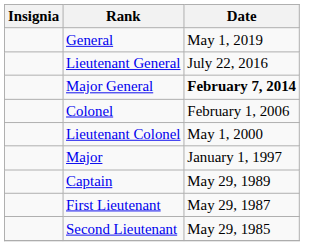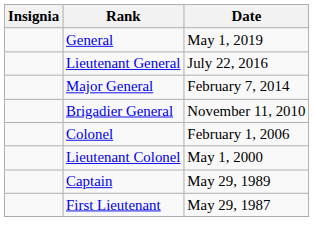(242, 87) bold -> (238, 87) normal
+ row: (120, 110)
- row: (84, 157)
- row: (122, 228)
